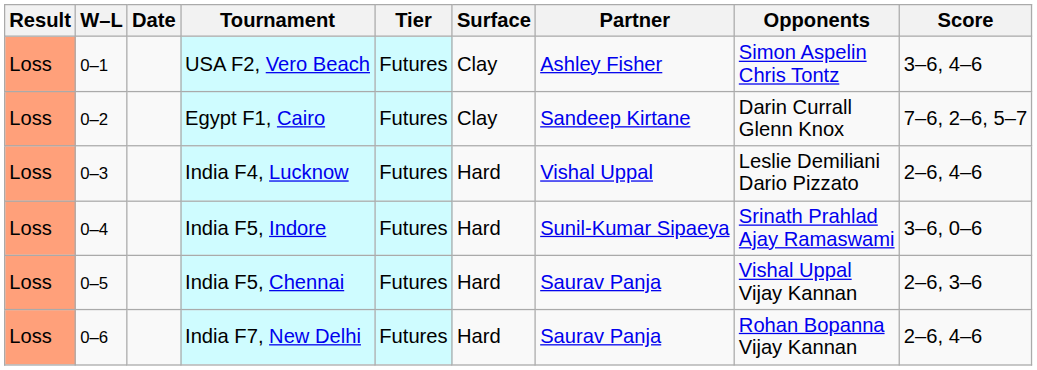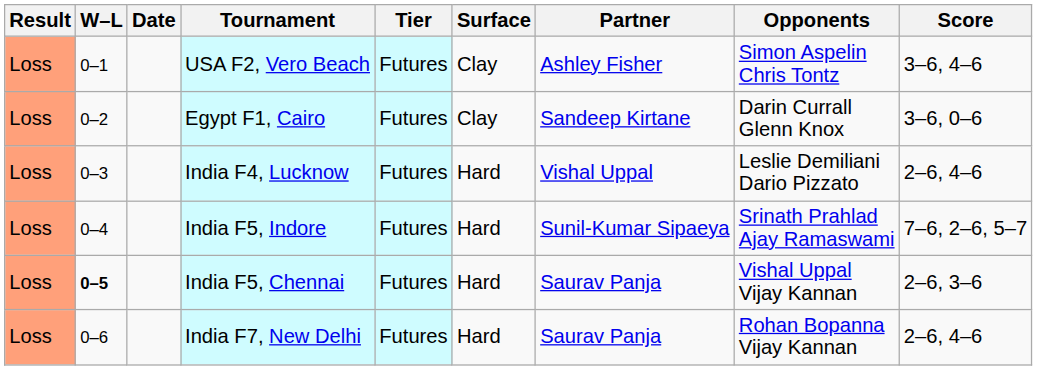(966, 118) 7–6, 2–6, 5–7 -> (943, 118) 3–6, 0–6
(943, 227) 3–6, 0–6 -> (966, 227) 7–6, 2–6, 5–7
(94, 283) normal -> (94, 282) bold
